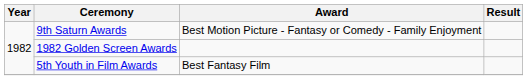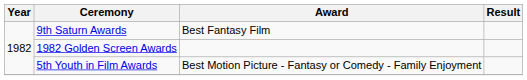(332, 30) Best Motion Picture - Fantasy or Comedy - Family Enjoyment -> (226, 30) Best Fantasy Film
(226, 65) Best Fantasy Film -> (332, 65) Best Motion Picture - Fantasy or Comedy - Family Enjoyment
